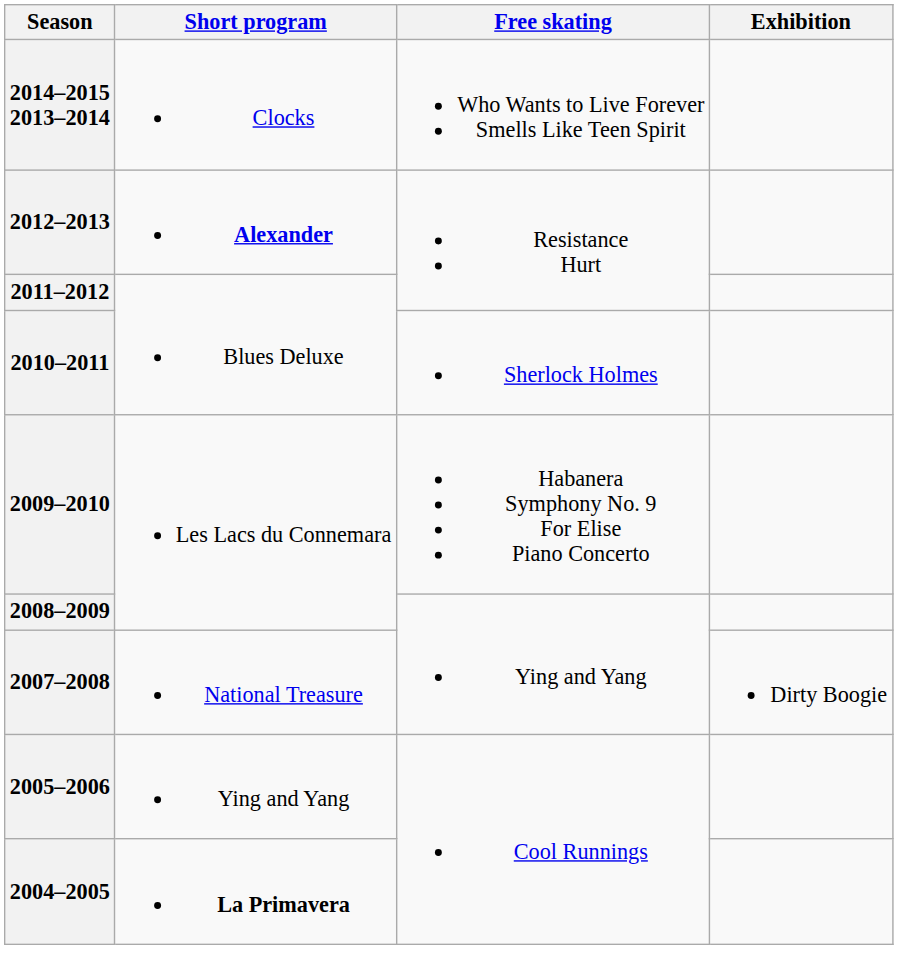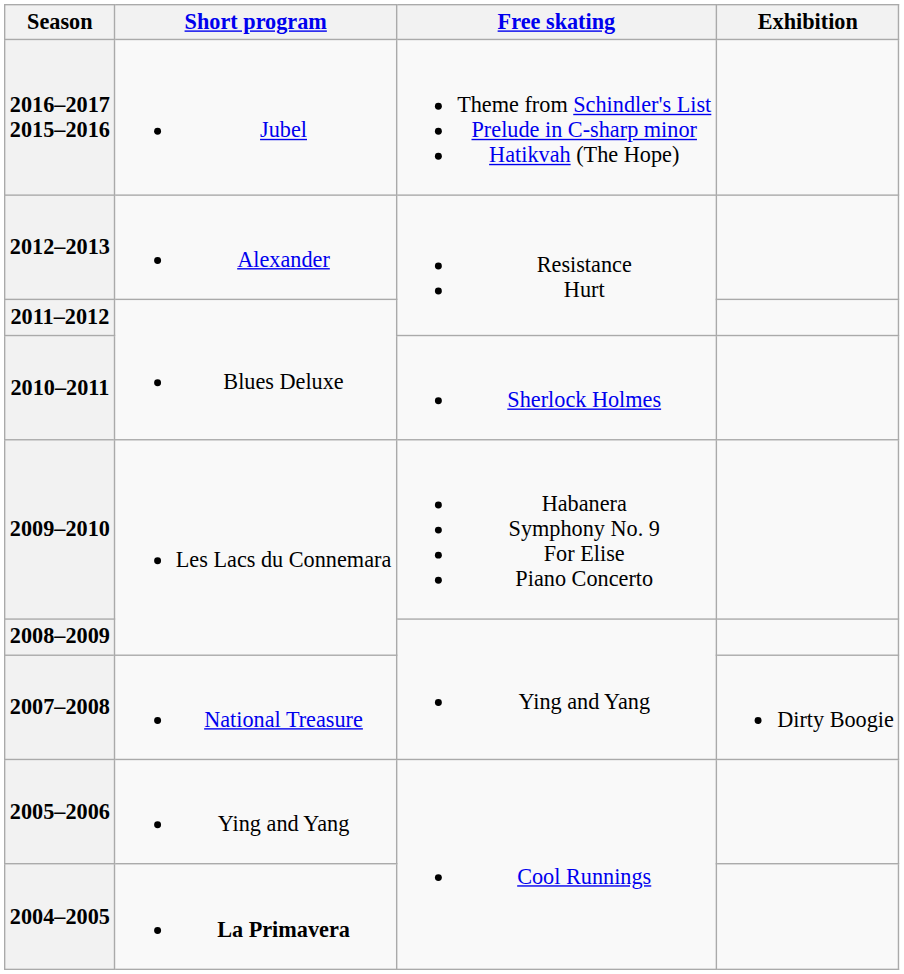+ row: (60, 117)
- row: (60, 104)
(256, 235) bold -> (256, 260) normal
